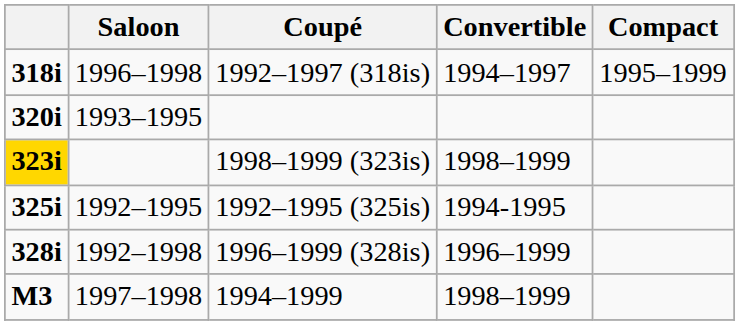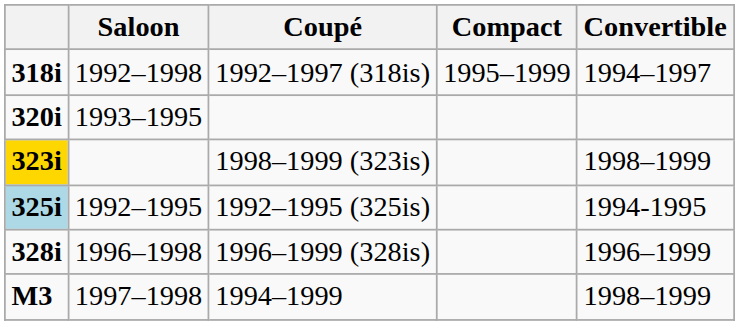columns swapped: (515, 26) <-> (663, 26)
(139, 71) 1996–1998 -> (139, 71) 1992–1998
(37, 206) no background -> (37, 206) lightblue background
(139, 251) 1992–1998 -> (139, 251) 1996–1998
